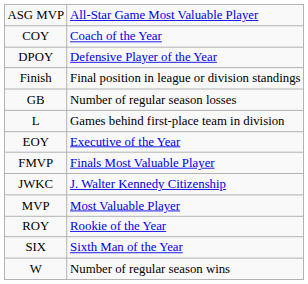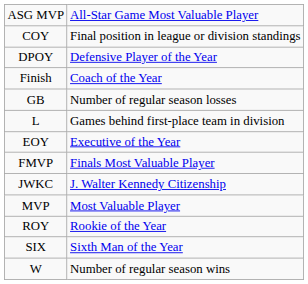(116, 36) Coach of the Year -> (185, 36) Final position in league or division standings
(185, 78) Final position in league or division standings -> (116, 78) Coach of the Year
